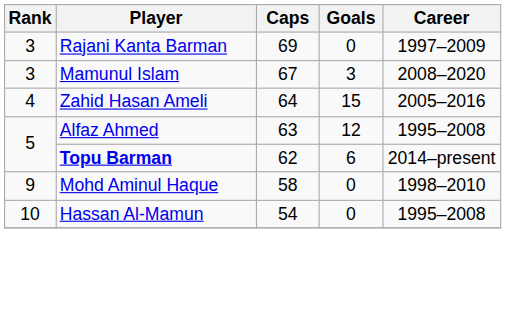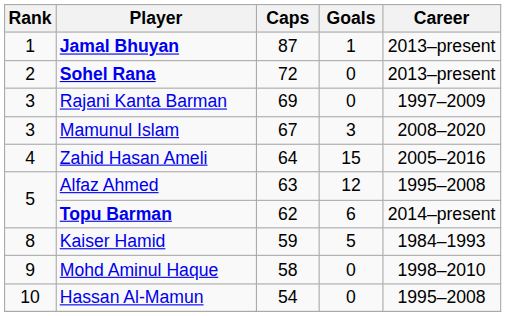+ row: (119, 46)
+ row: (108, 74)
+ row: (113, 241)
